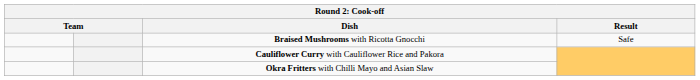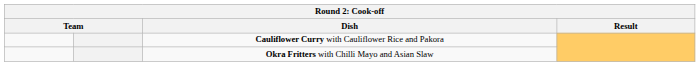- row: (350, 40)
